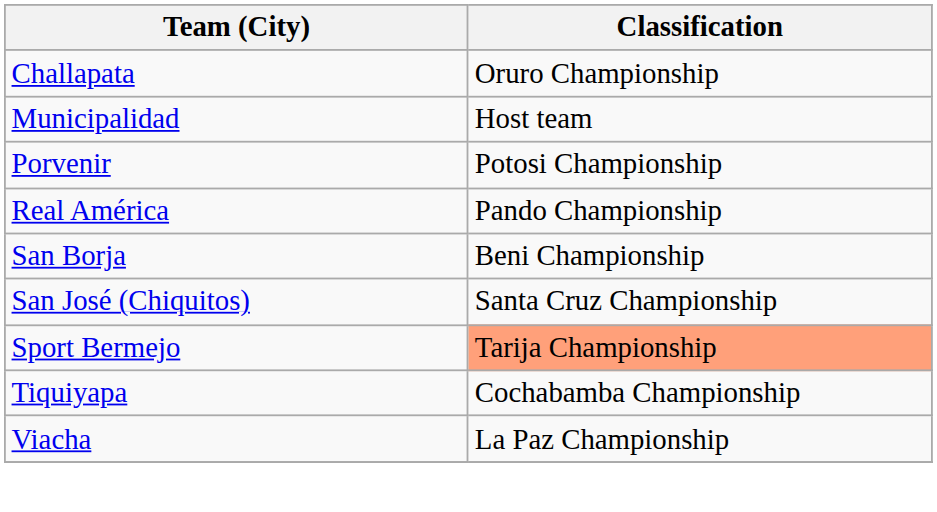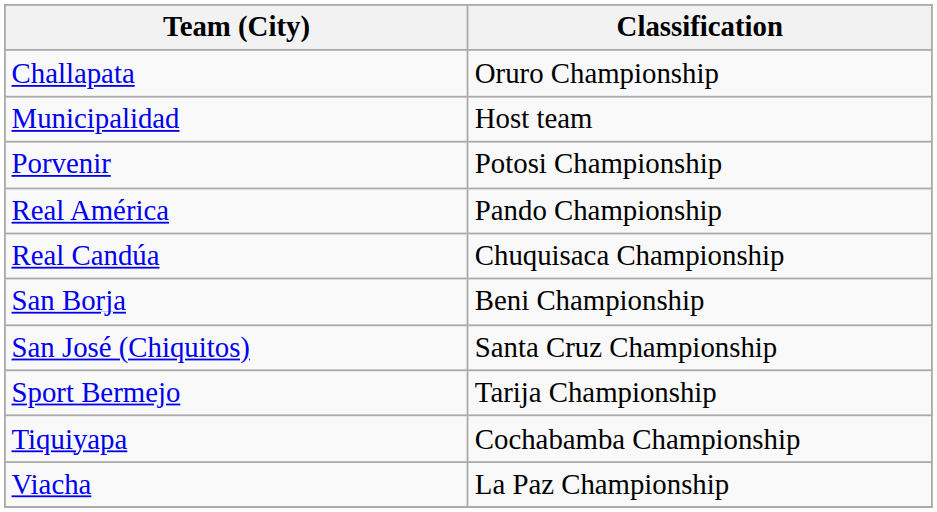+ row: (86, 255)
(596, 347) lightsalmon background -> (596, 392) no background
